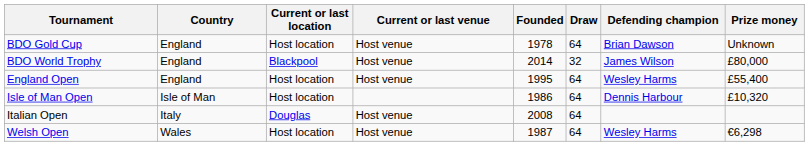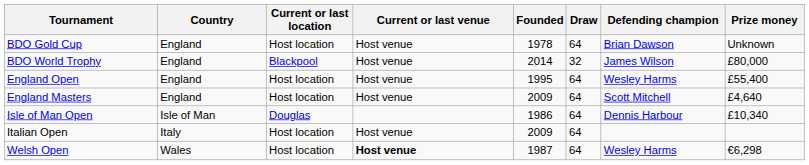+ row: (49, 97)
(302, 97) Host location -> (290, 115) Douglas
(748, 97) £10,320 -> (748, 115) £10,340
(290, 115) Douglas -> (302, 133) Host location
(540, 115) 2008 -> (540, 133) 2009
(384, 133) normal -> (386, 151) bold
